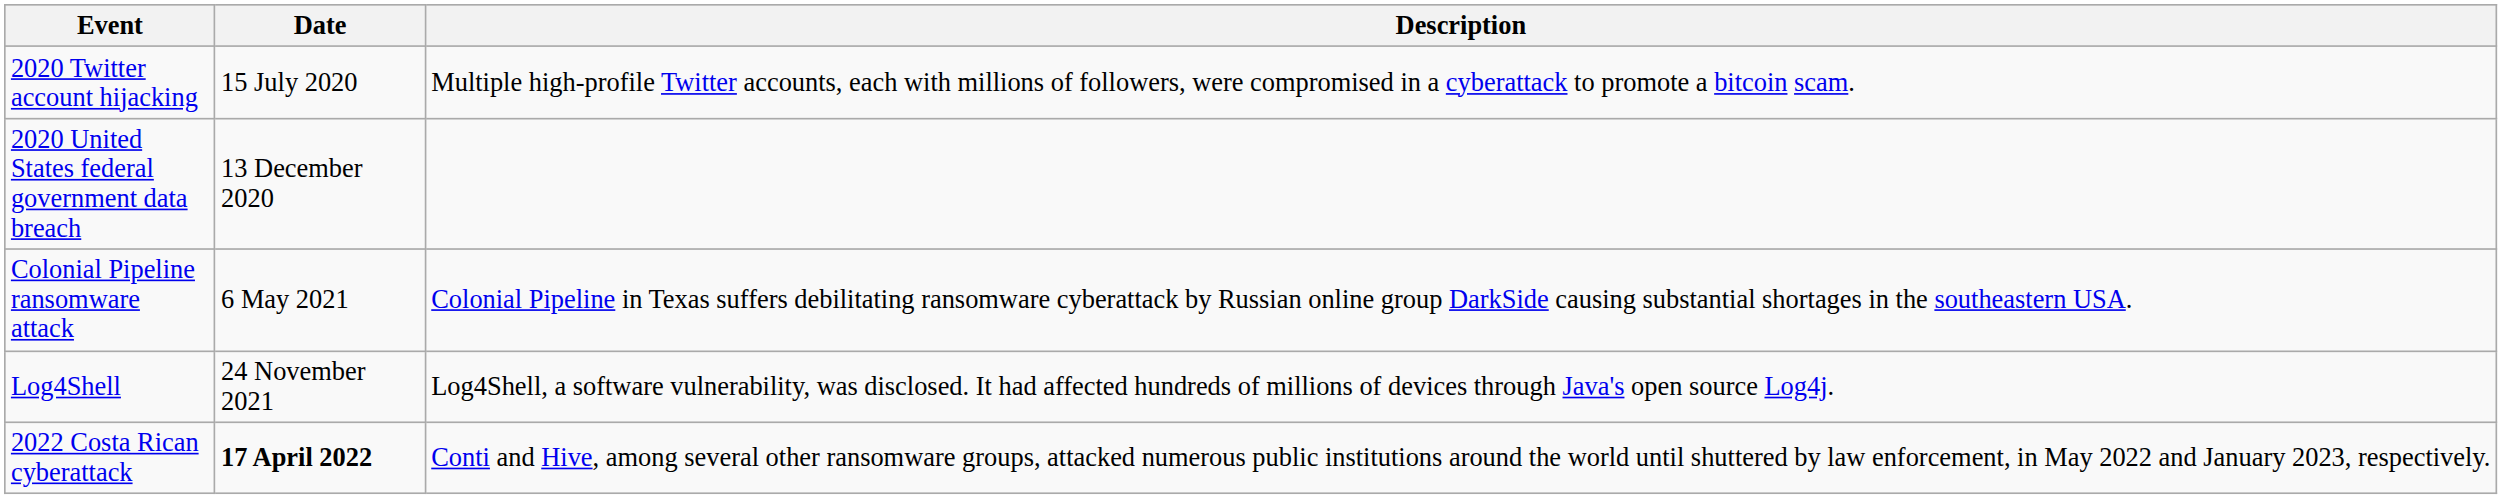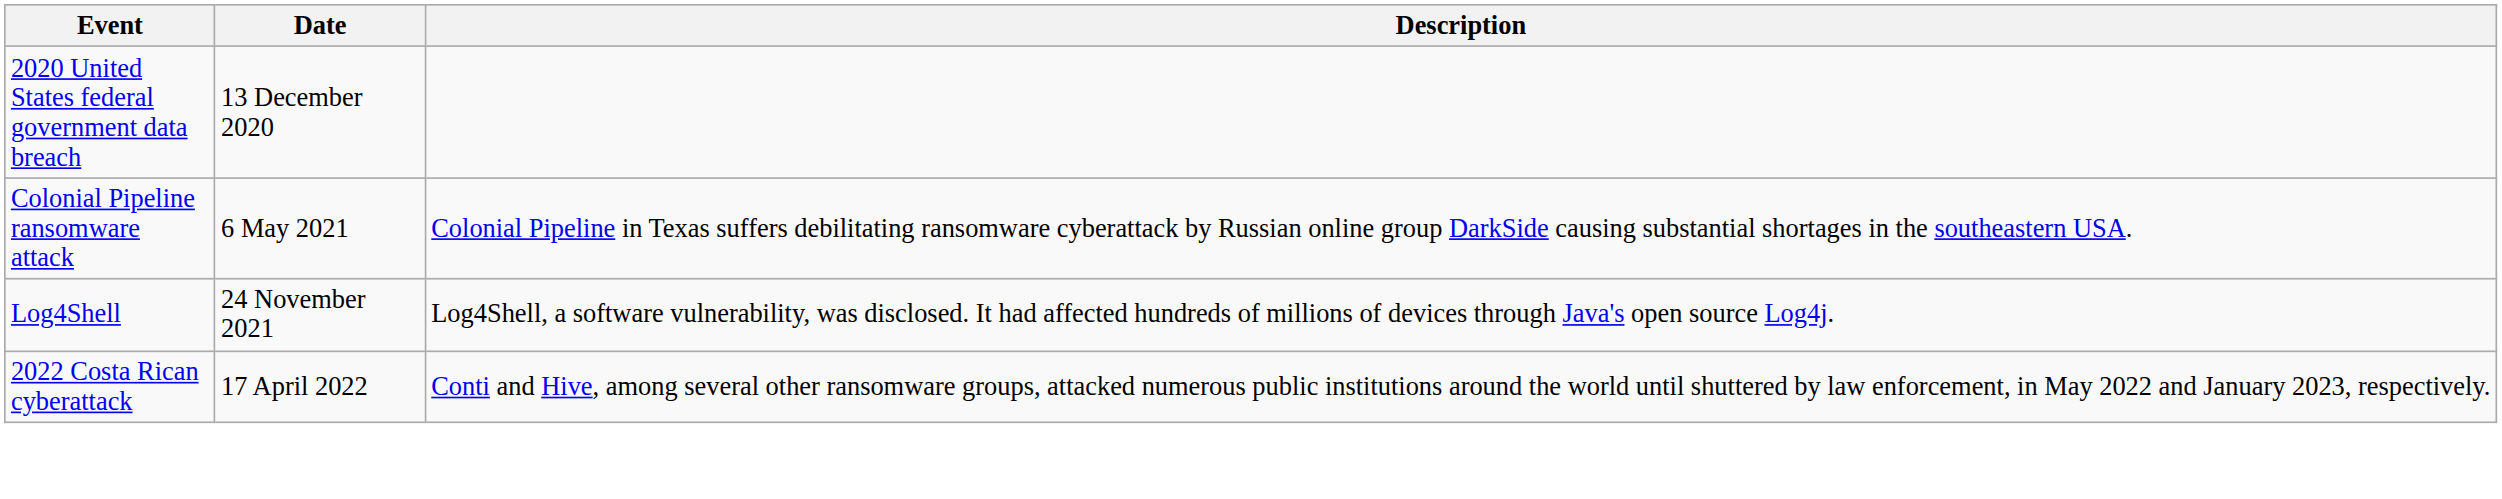- row: (104, 82)
(297, 457) bold -> (294, 385) normal
